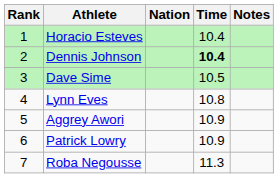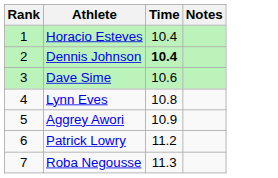- column: (170, 15)
(212, 78) 10.5 -> (164, 78) 10.6
(212, 141) 10.9 -> (164, 141) 11.2
